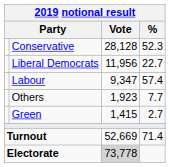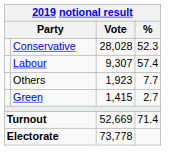(121, 47) 28,128 -> (116, 47) 28,028
- row: (55, 64)
(124, 81) 9,347 -> (119, 64) 9,307
(121, 153) lightgrey background -> (116, 136) no background
